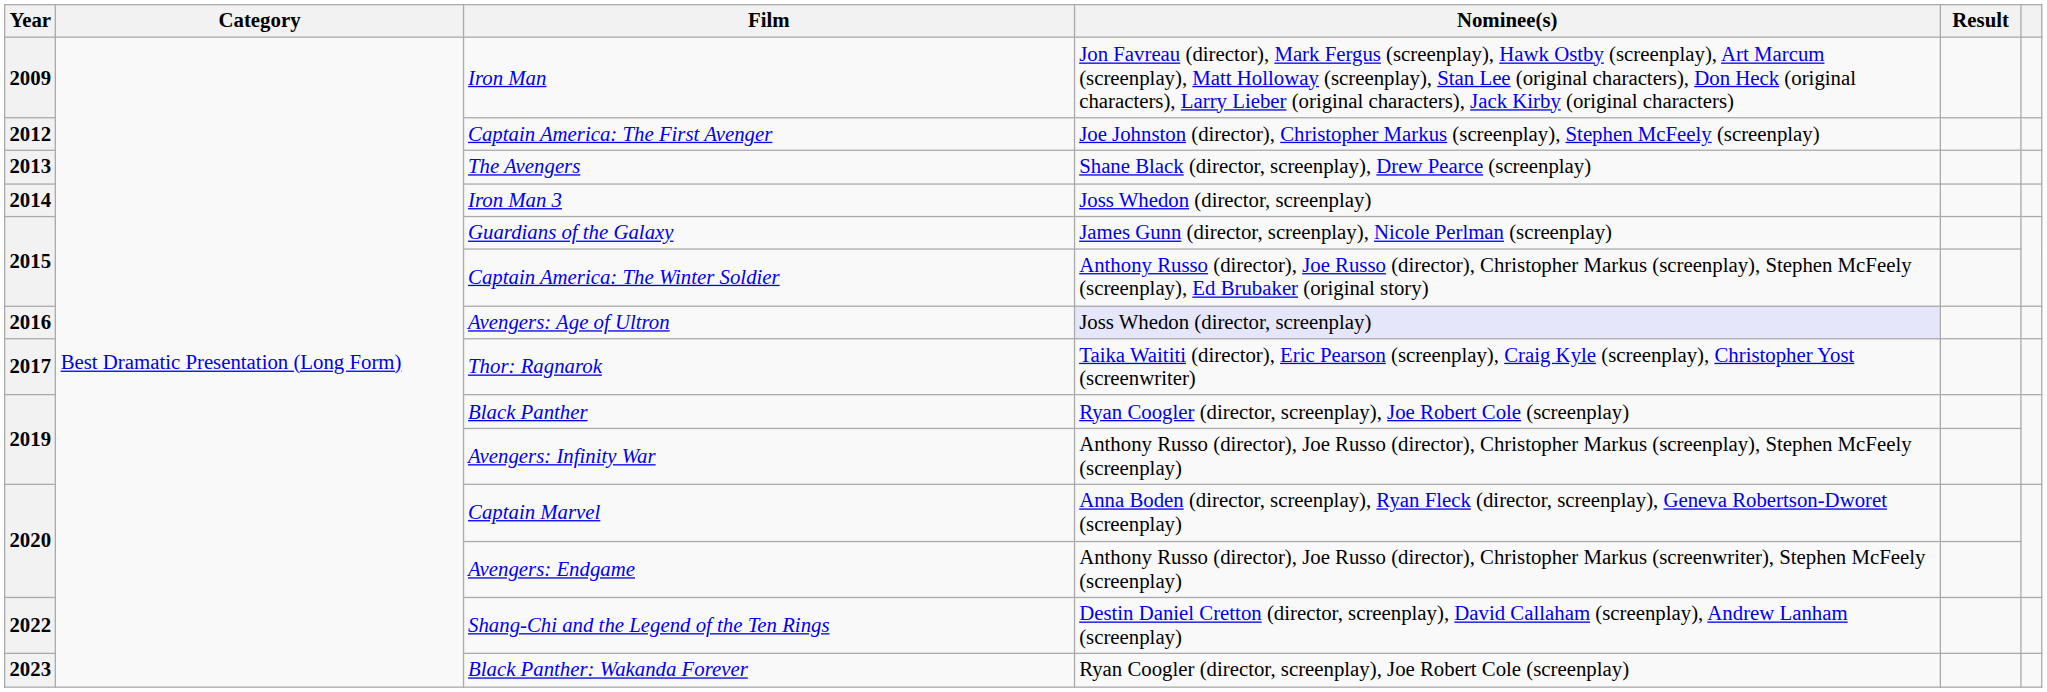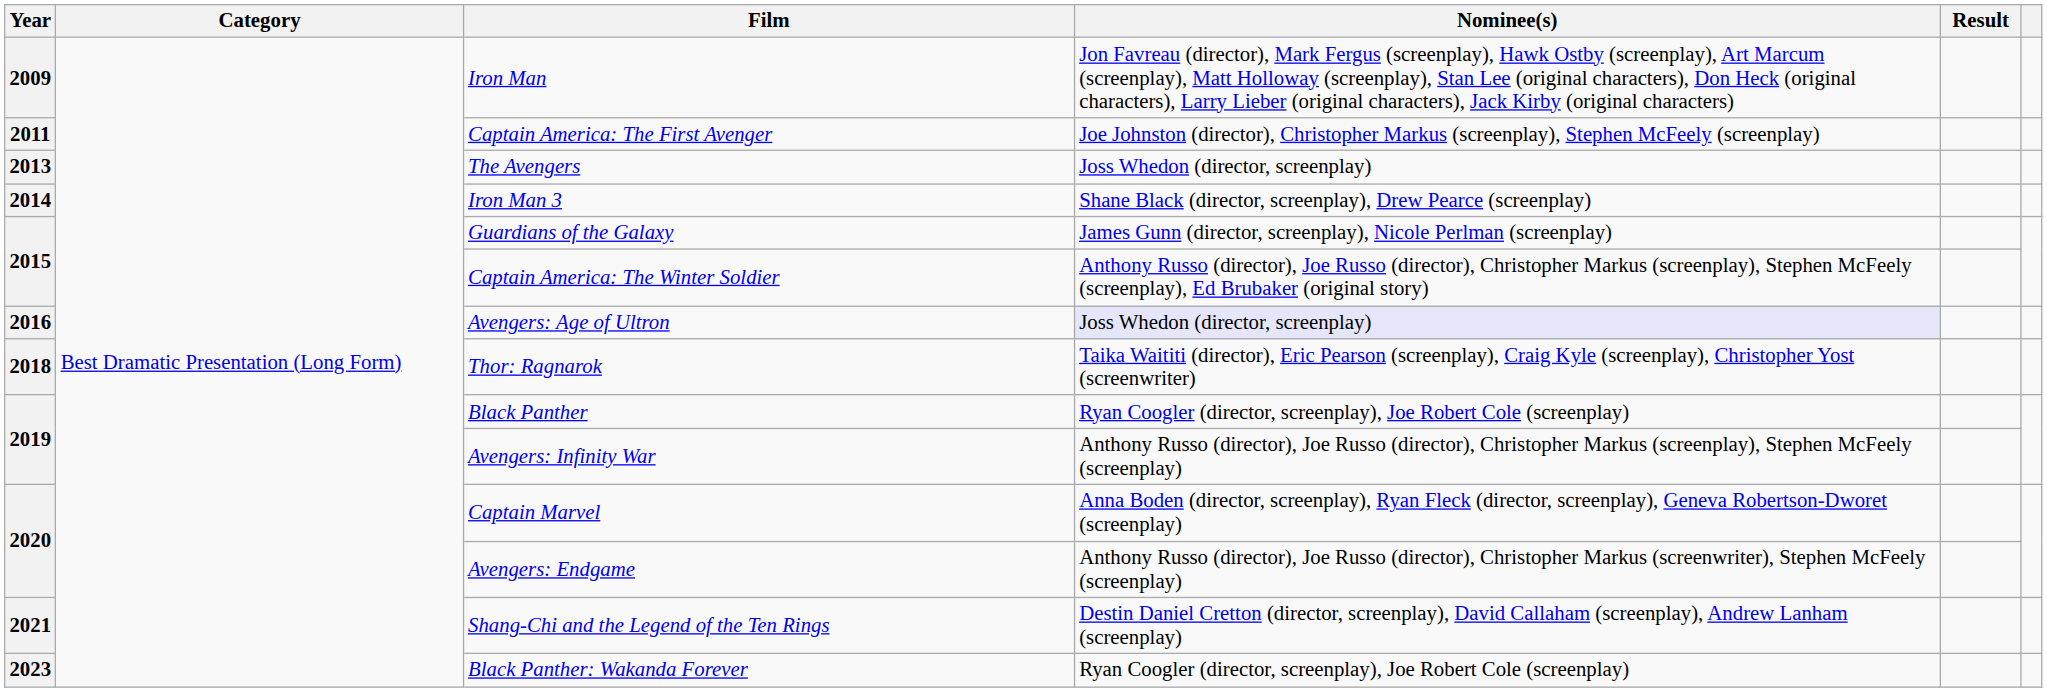(30, 133) 2012 -> (30, 133) 2011
(1335, 166) Shane Black (director, screenplay), Drew Pearce (screenplay) -> (1225, 166) Joss Whedon (director, screenplay)
(1225, 199) Joss Whedon (director, screenplay) -> (1335, 199) Shane Black (director, screenplay), Drew Pearce (screenplay)
(30, 366) 2017 -> (30, 366) 2018
(30, 625) 2022 -> (30, 625) 2021
